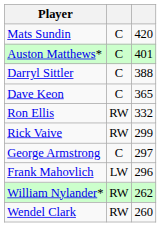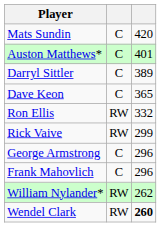(144, 73) 388 -> (144, 73) 389
(144, 152) 297 -> (144, 152) 296
(119, 172) LW -> (119, 172) C
(144, 212) normal -> (144, 212) bold
